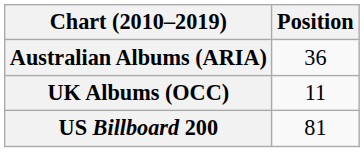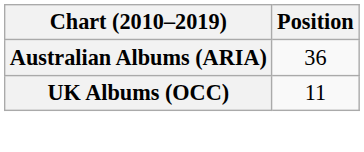- row: (138, 127)
